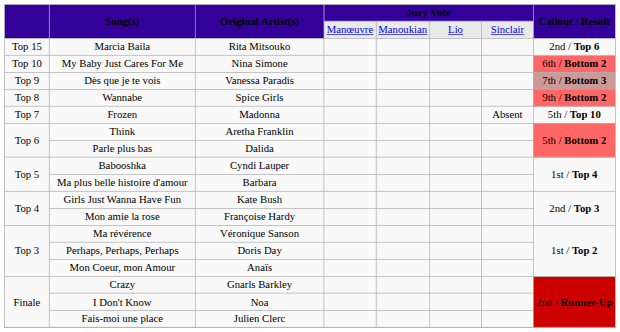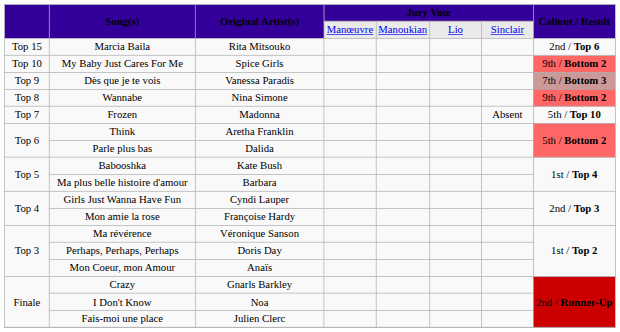(260, 64) Nina Simone -> (260, 64) Spice Girls
(574, 64) 6th / Bottom 2 -> (574, 64) 9th / Bottom 2
(260, 98) Spice Girls -> (260, 98) Nina Simone
(260, 166) Cyndi Lauper -> (260, 166) Kate Bush
(260, 200) Kate Bush -> (260, 200) Cyndi Lauper
